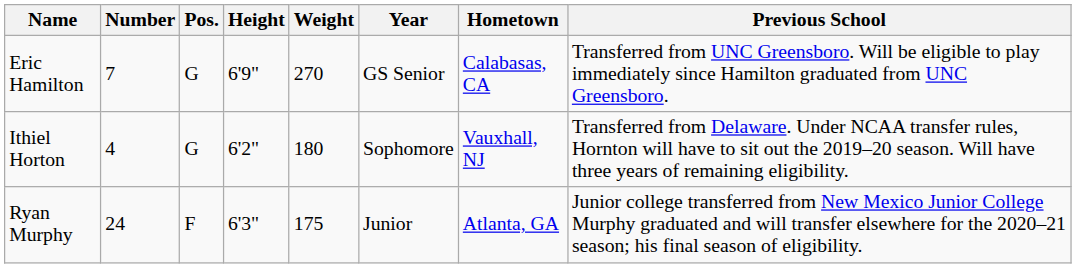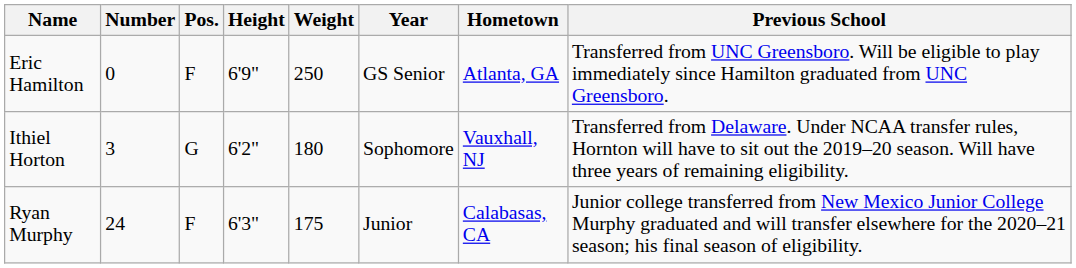(110, 73) 7 -> (110, 73) 0
(191, 73) G -> (190, 73) F
(309, 73) 270 -> (309, 73) 250
(505, 73) Calabasas, CA -> (511, 73) Atlanta, GA
(110, 148) 4 -> (110, 148) 3
(511, 224) Atlanta, GA -> (505, 224) Calabasas, CA
